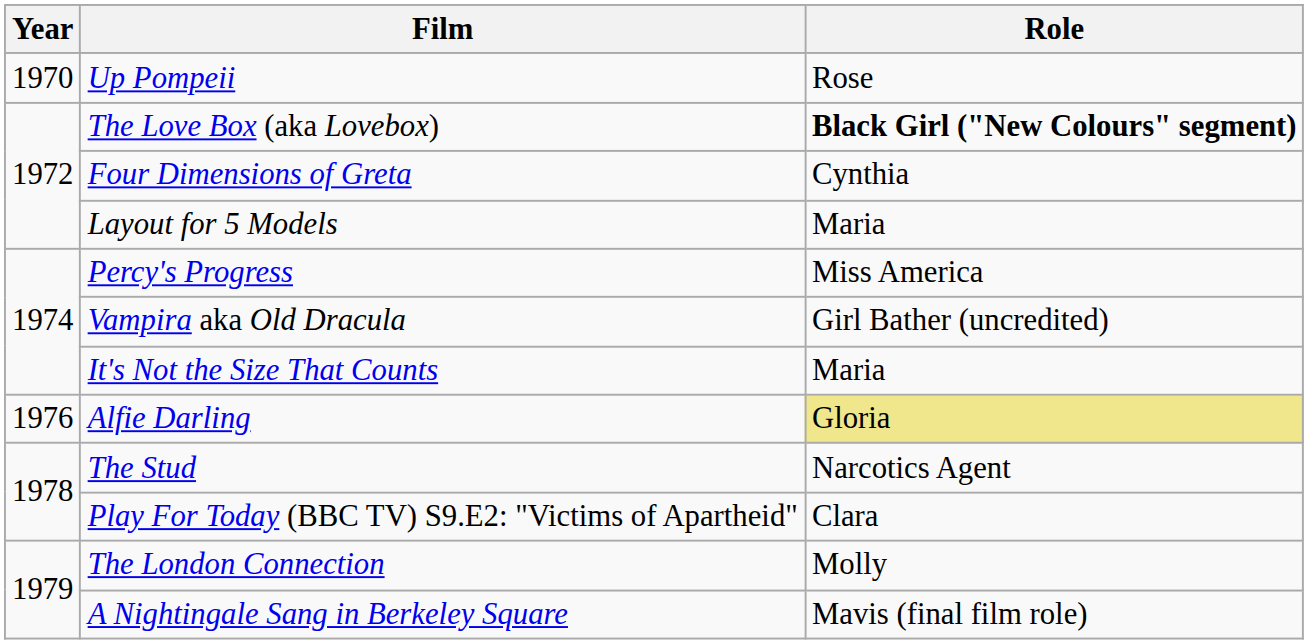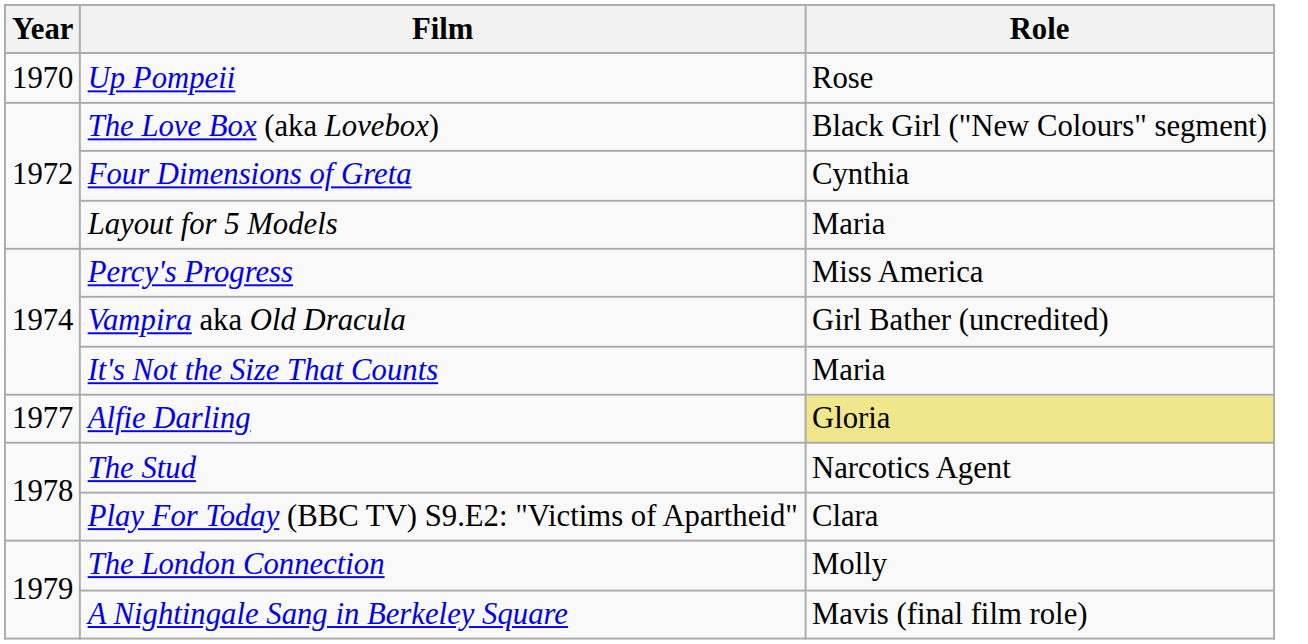(1054, 126) bold -> (1039, 126) normal
(43, 418) 1976 -> (43, 418) 1977
